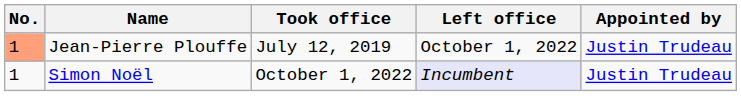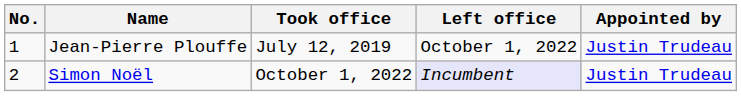(14, 47) lightsalmon background -> (14, 47) no background
(14, 76) 1 -> (14, 76) 2
